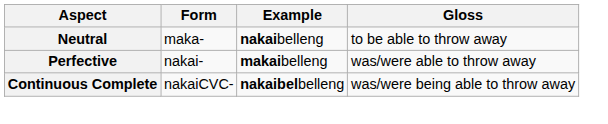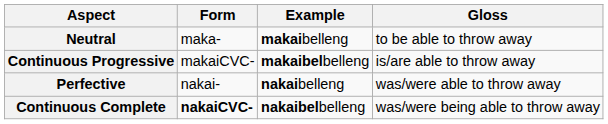(282, 38) nakaibelleng -> (305, 38) makaibelleng
+ row: (91, 61)
(284, 61) makaibelleng -> (303, 84) nakaibelleng
(199, 84) normal -> (217, 107) bold
